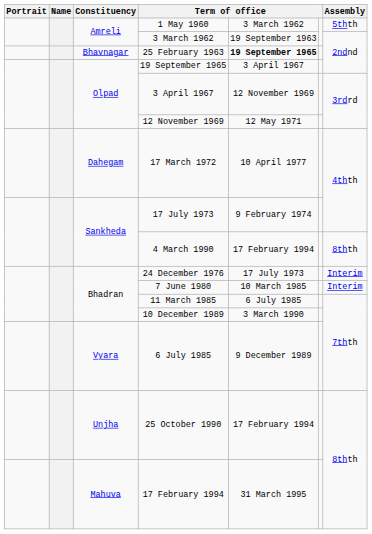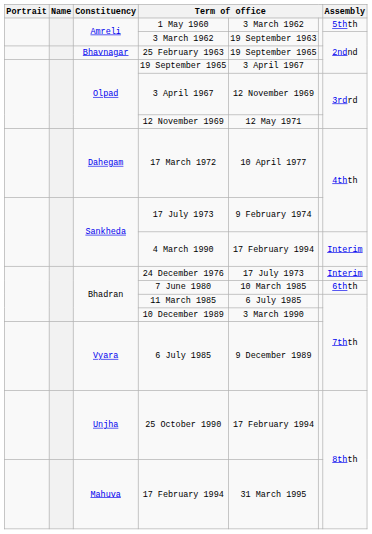(273, 53) bold -> (273, 53) normal
(345, 249) 8thth -> (345, 249) Interim
(345, 287) Interim -> (345, 287) 6thth
